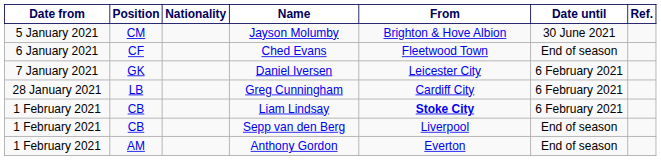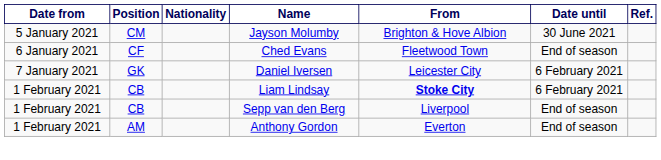- row: (294, 90)
